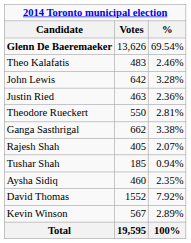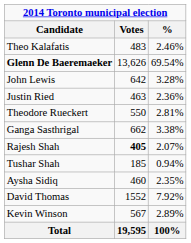rows swapped: (59, 46) <-> (38, 63)
(138, 146) normal -> (138, 146) bold
